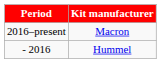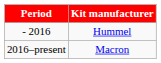rows swapped: (36, 49) <-> (36, 31)
